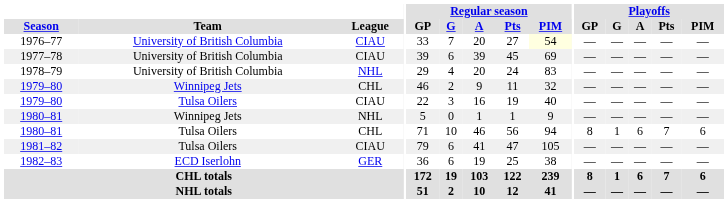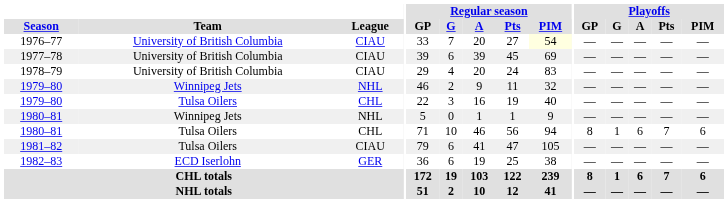(370, 71) NHL -> (370, 71) CIAU
(370, 86) CHL -> (370, 86) NHL
(370, 101) CIAU -> (370, 101) CHL
